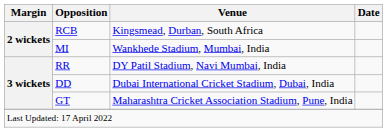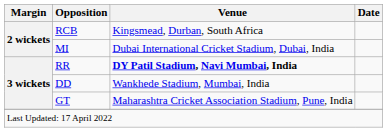(191, 48) Wankhede Stadium, Mumbai, India -> (223, 48) Dubai International Cricket Stadium, Dubai, India
(199, 65) normal -> (205, 65) bold
(223, 83) Dubai International Cricket Stadium, Dubai, India -> (191, 83) Wankhede Stadium, Mumbai, India
